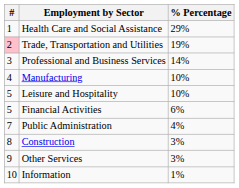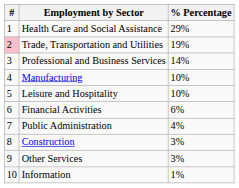(9, 110) 5 -> (9, 110) 6
